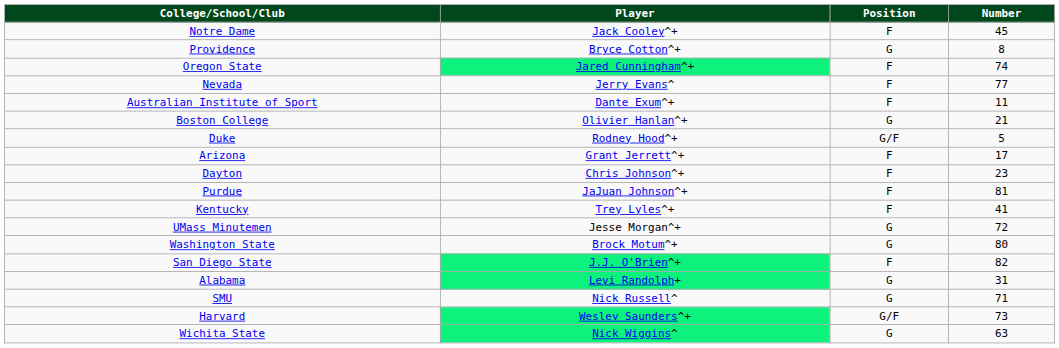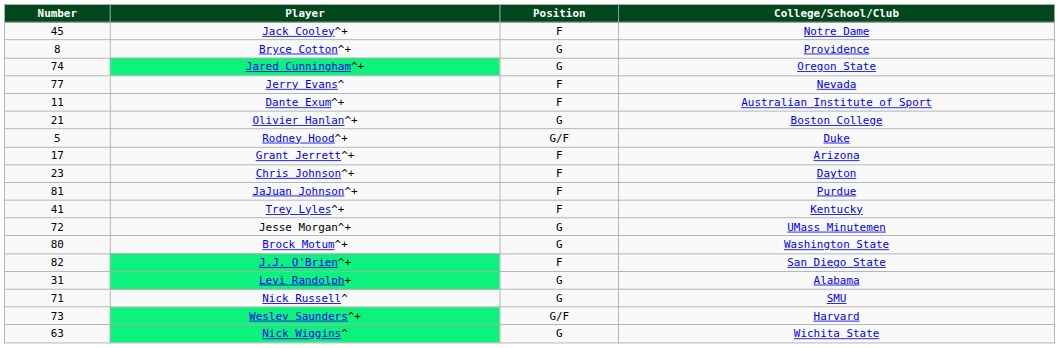columns swapped: (1002, 13) <-> (222, 13)
(889, 67) F -> (559, 67) G
